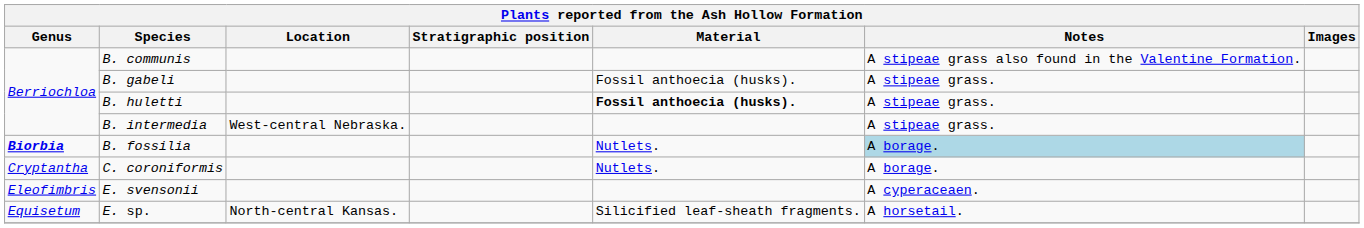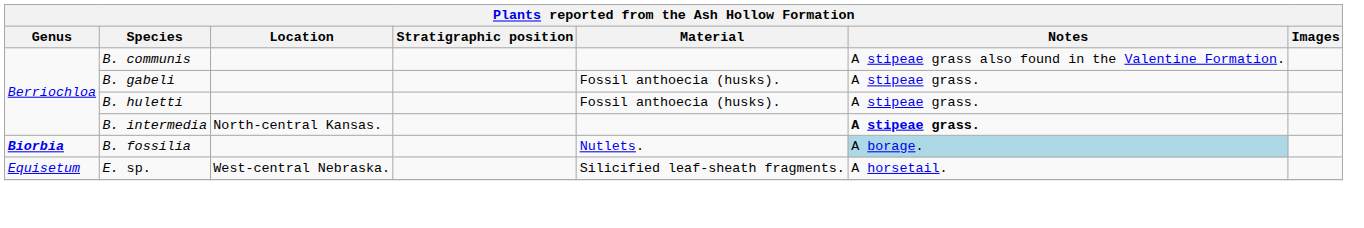(696, 103) bold -> (680, 103) normal
(318, 125) West-central Nebraska. -> (298, 125) North-central Kansas.
(932, 125) normal -> (915, 125) bold
- row: (163, 168)
- row: (151, 190)
(314, 212) North-central Kansas. -> (302, 168) West-central Nebraska.
